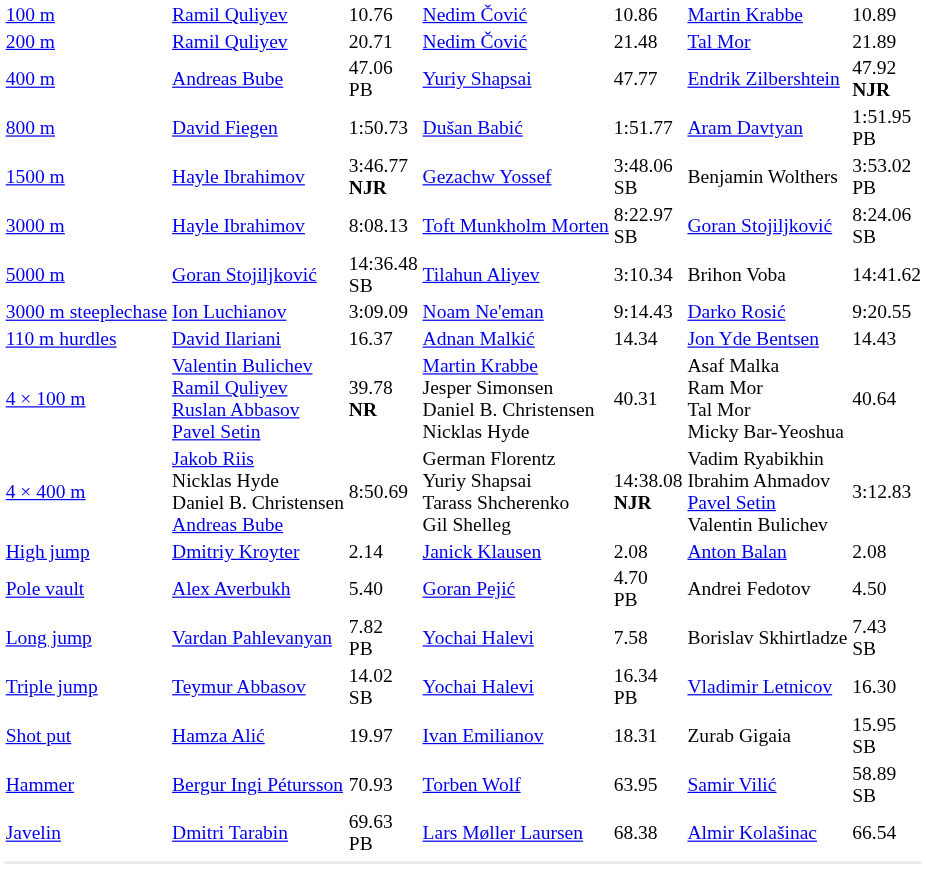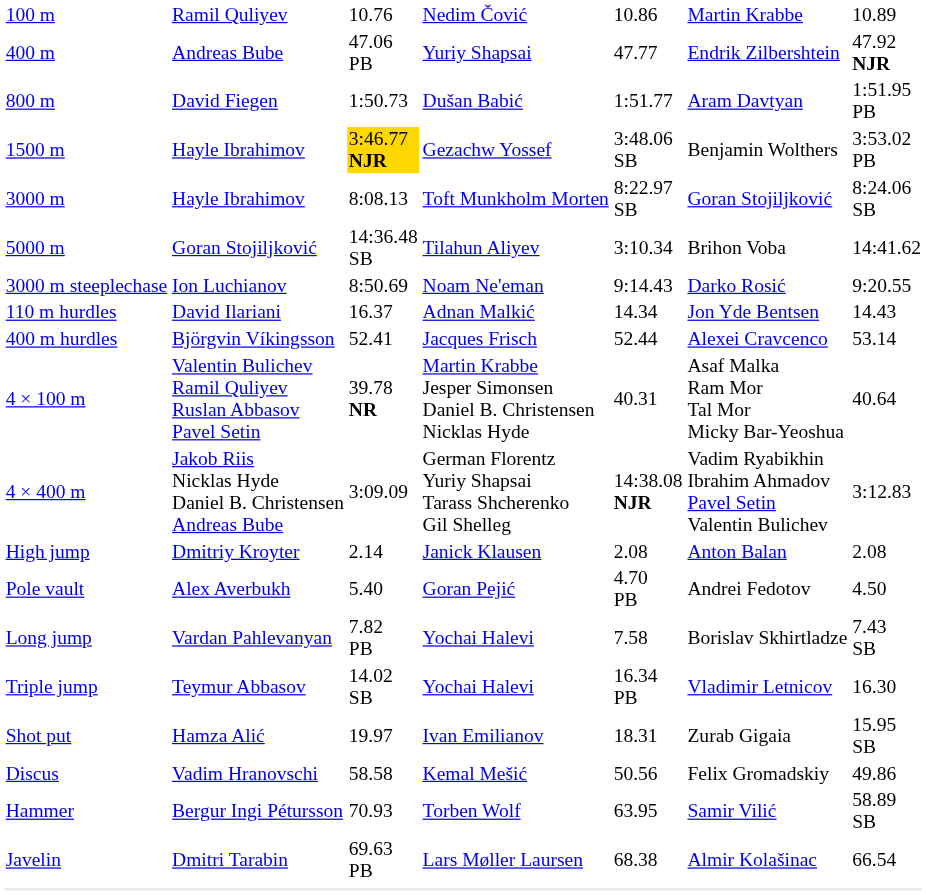- row: (30, 41)
(378, 176) no background -> (378, 149) gold background
(378, 312) 3:09.09 -> (378, 285) 8:50.69
+ row: (62, 339)
(378, 491) 8:50.69 -> (378, 491) 3:09.09
+ row: (32, 773)
